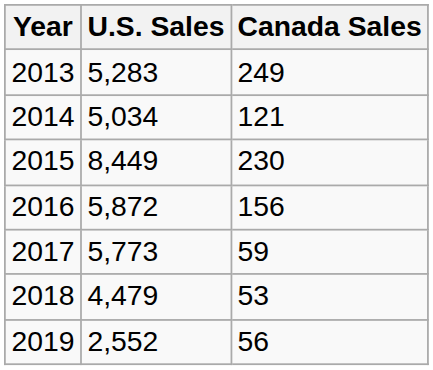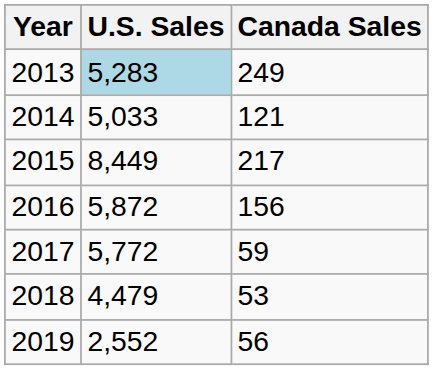(123, 71) no background -> (123, 71) lightblue background
(123, 116) 5,034 -> (123, 116) 5,033
(261, 161) 230 -> (261, 161) 217
(123, 251) 5,773 -> (123, 251) 5,772
